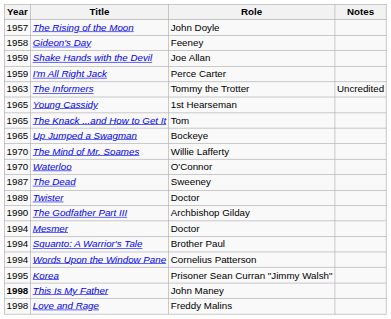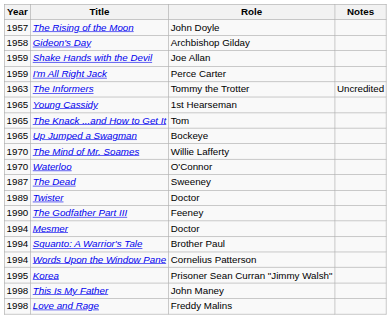(187, 43) Feeney -> (210, 43) Archbishop Gilday
(210, 213) Archbishop Gilday -> (187, 213) Feeney
(17, 290) bold -> (17, 290) normal
